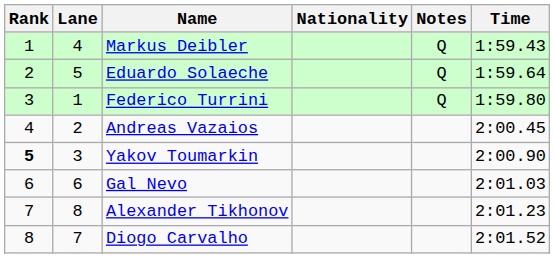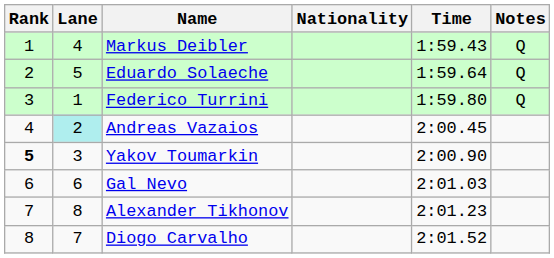columns swapped: (510, 18) <-> (442, 18)
(78, 129) no background -> (78, 129) paleturquoise background
